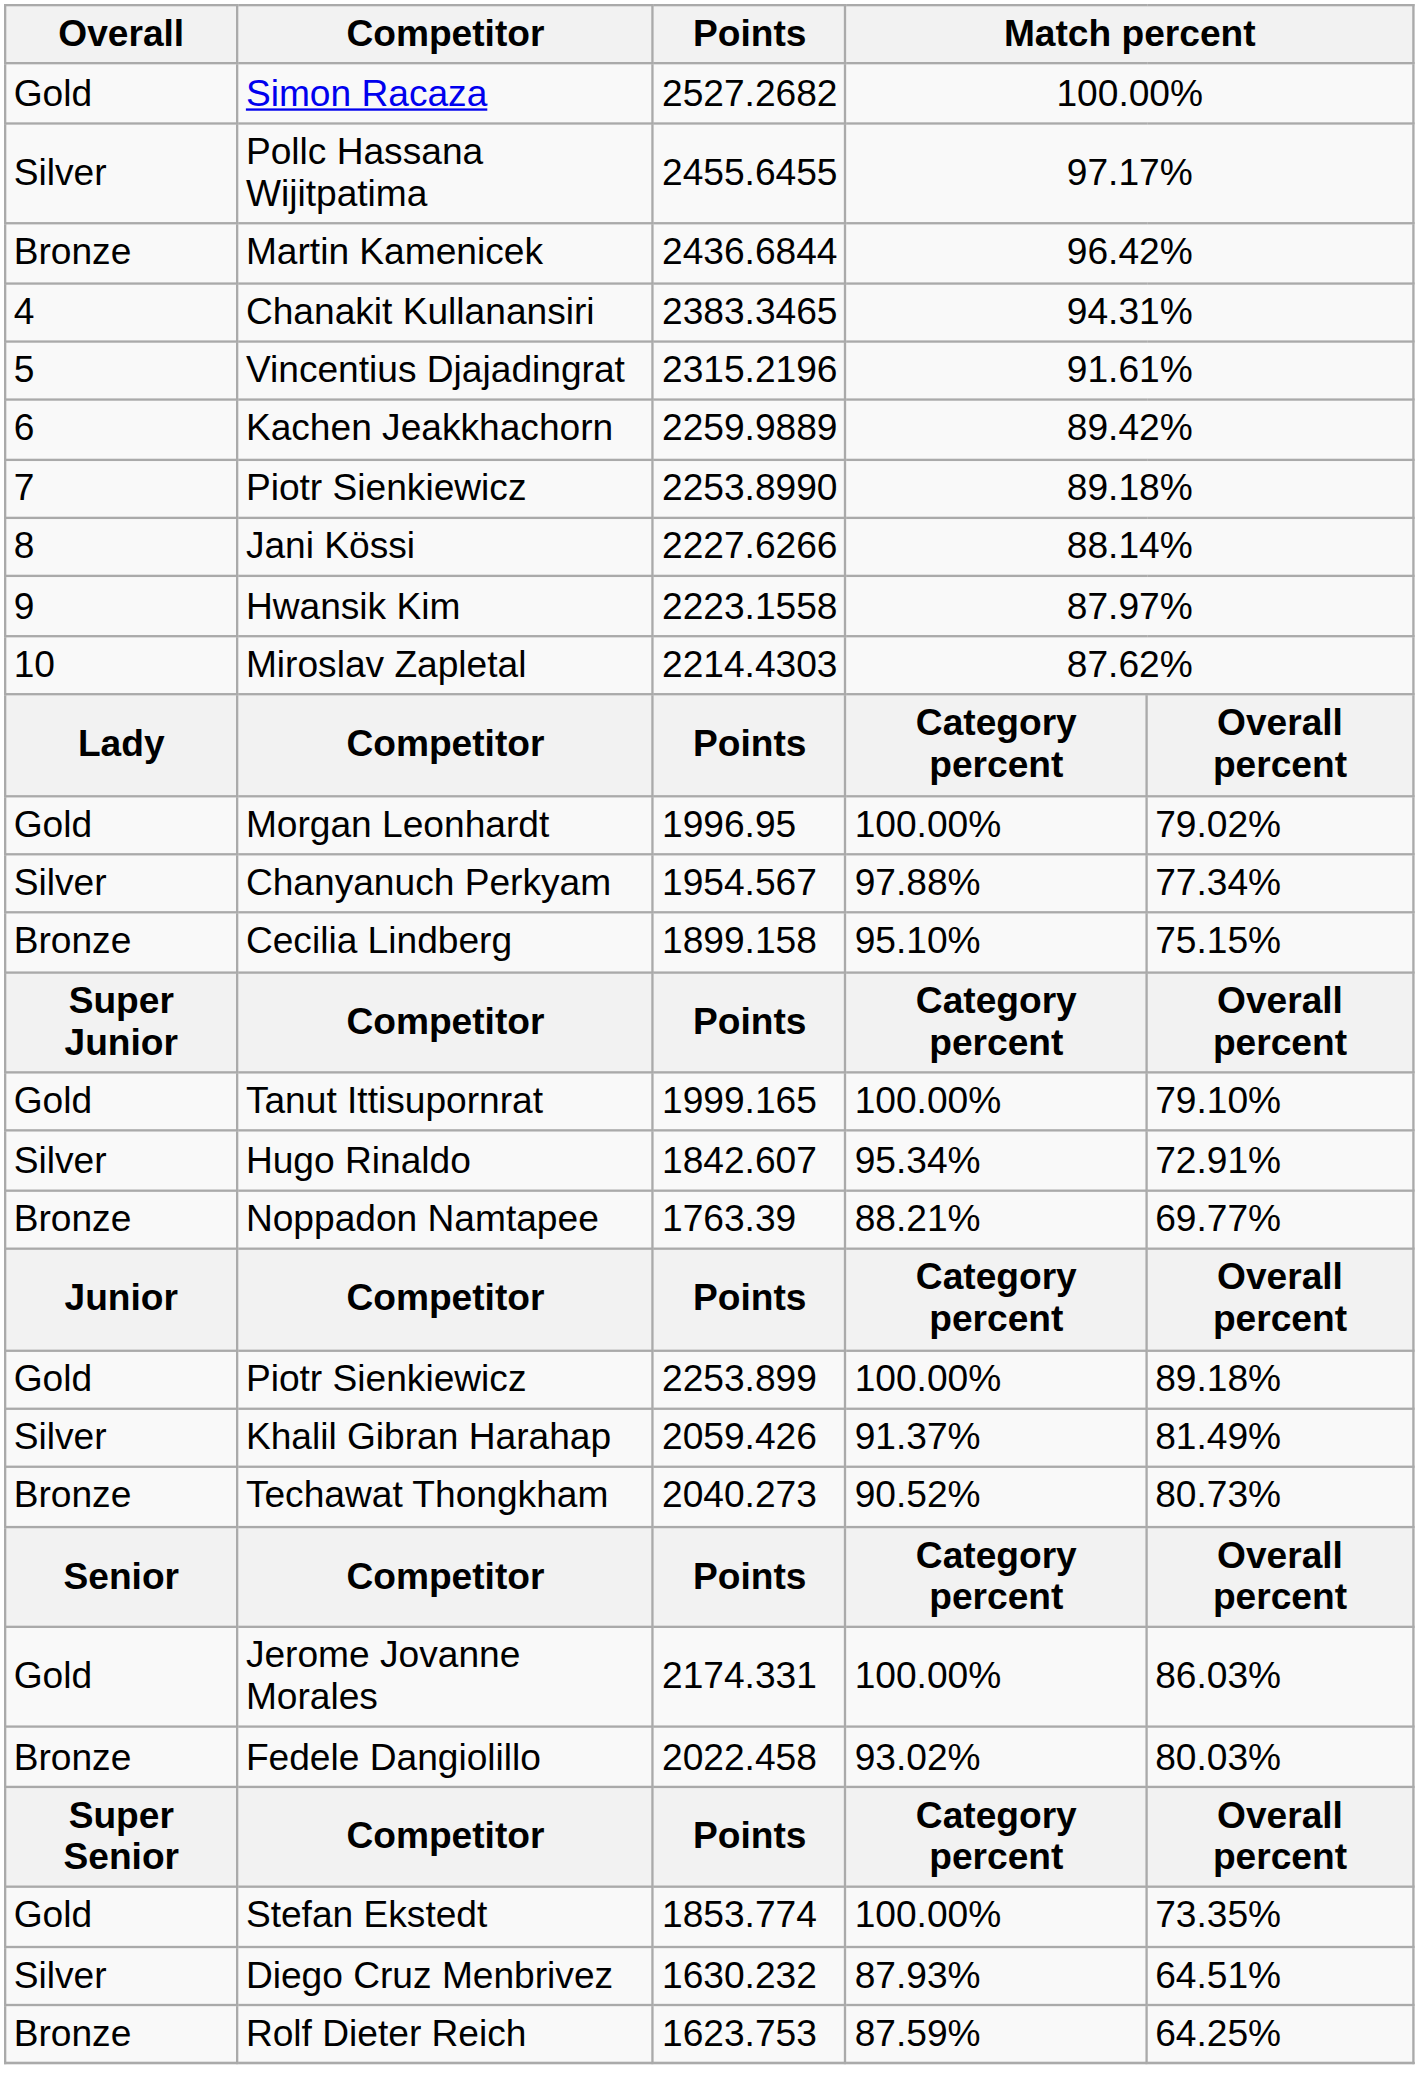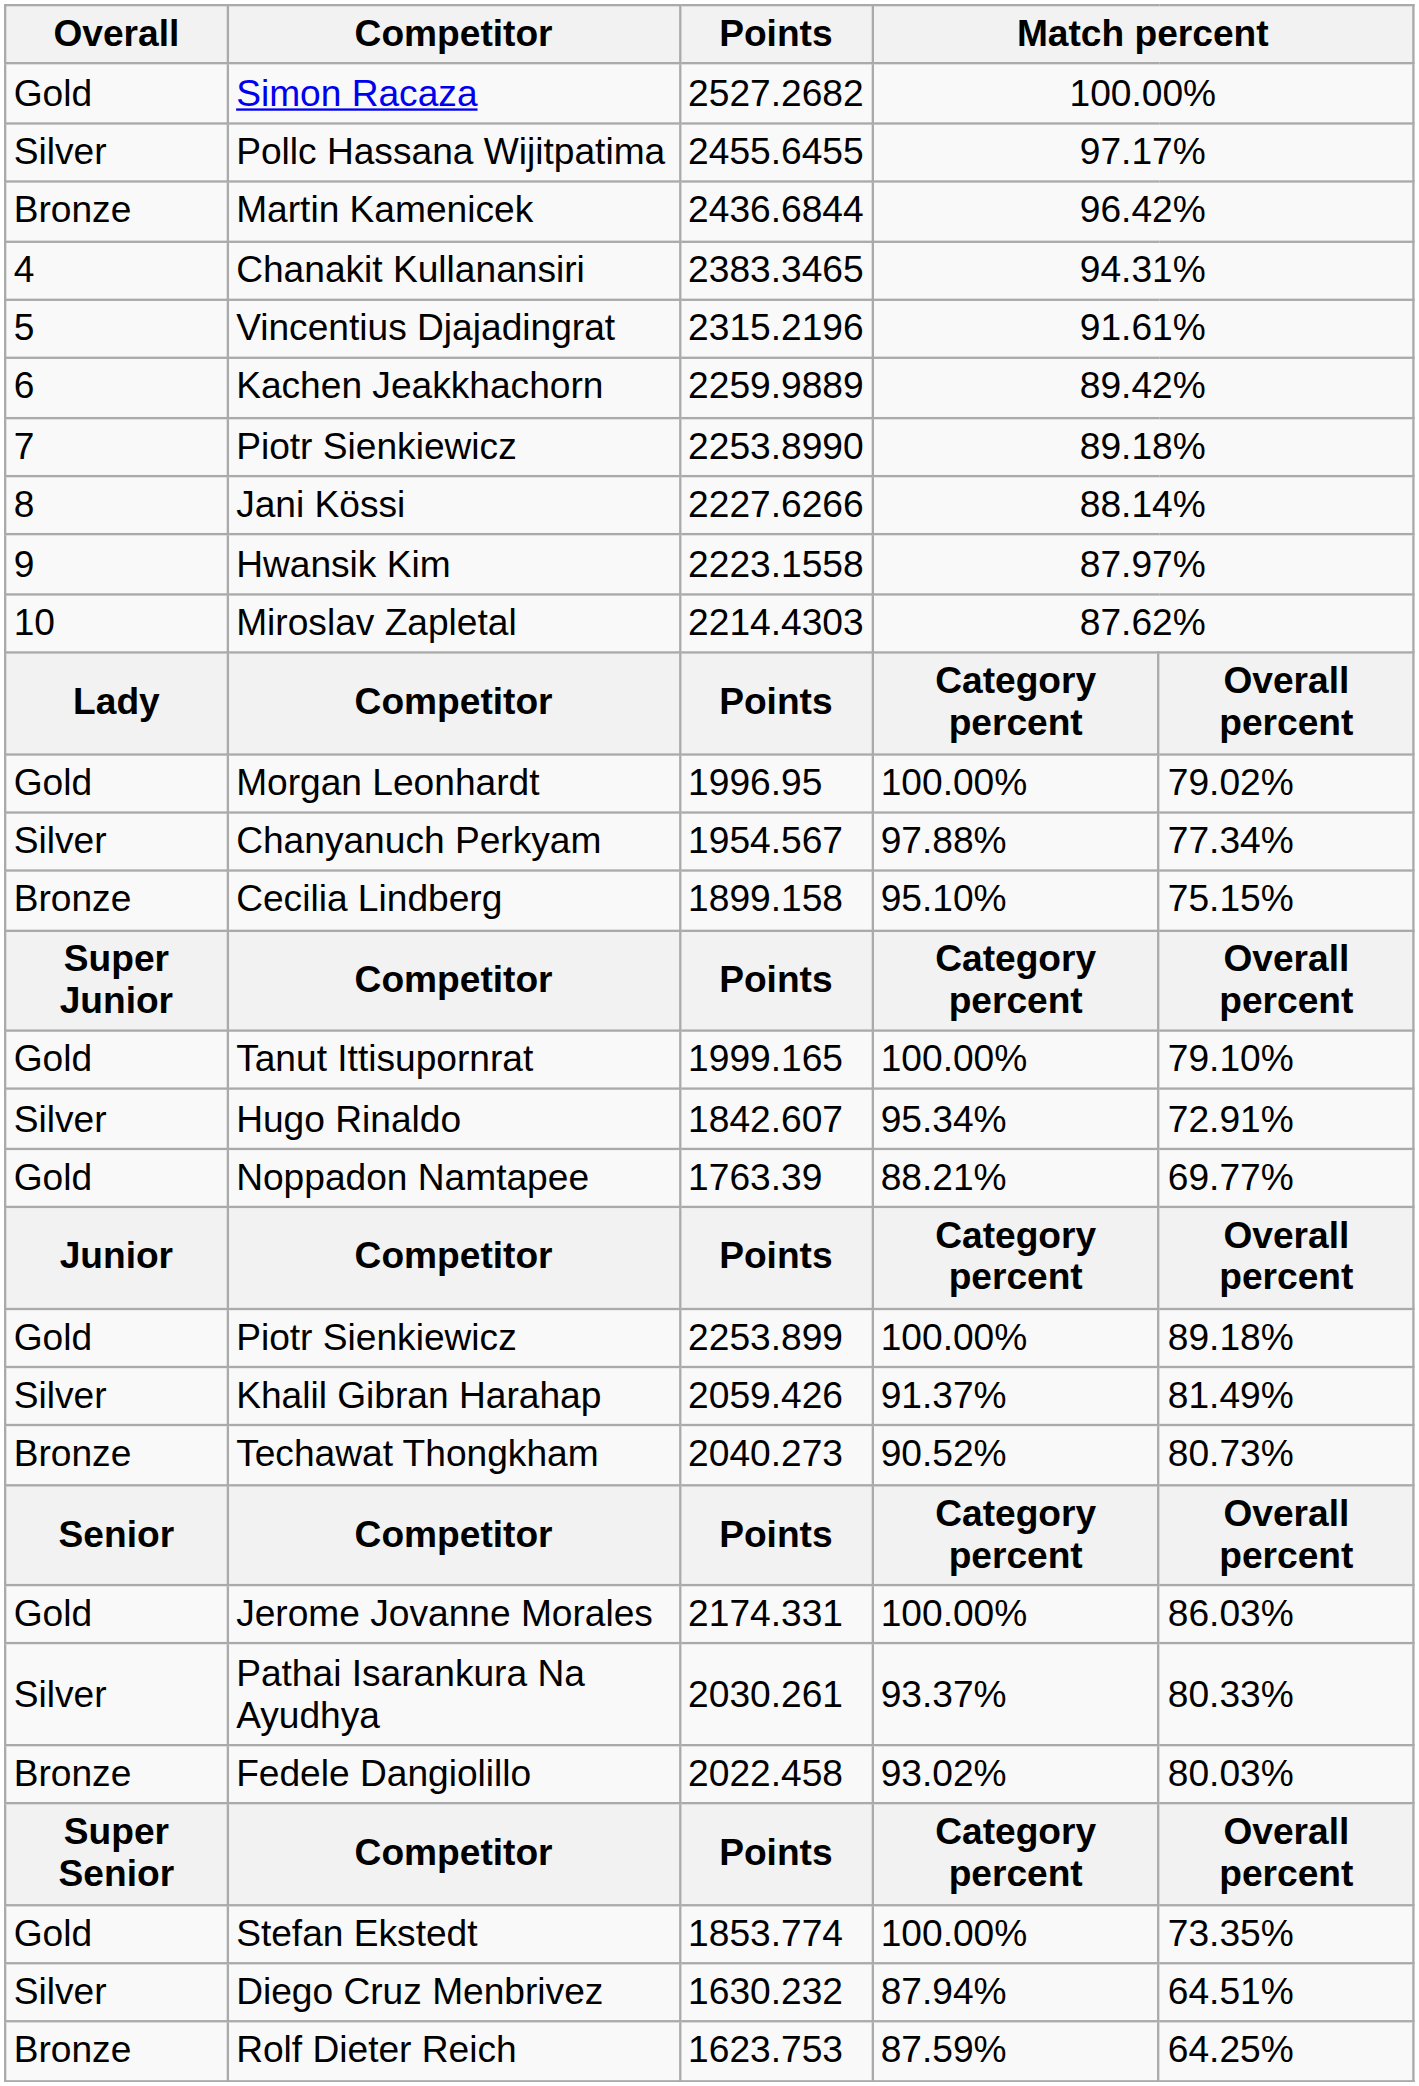(73, 1218) Bronze -> (53, 1177) Gold
+ row: (411, 1693)
(918, 1974) 87.93% -> (944, 1991) 87.94%
